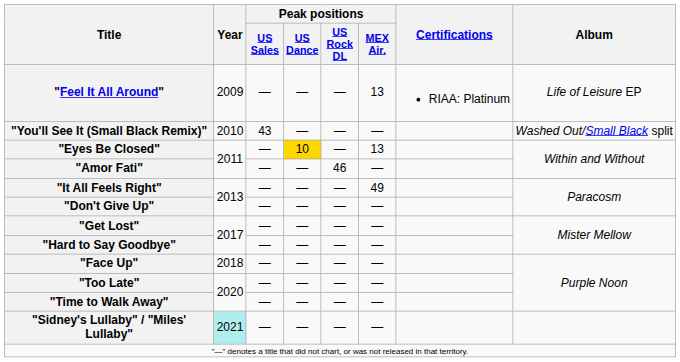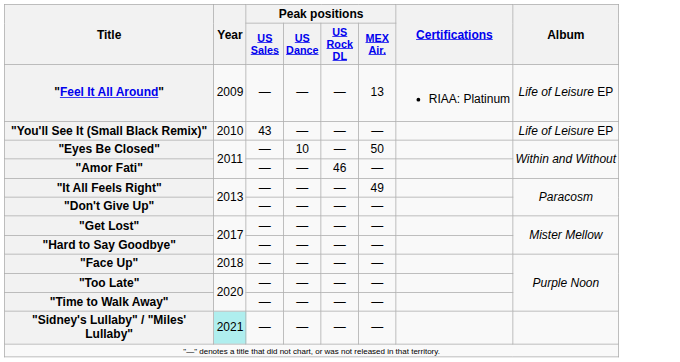(594, 130) Washed Out/Small Black split -> (566, 130) Life of Leisure EP
(302, 149) gold background -> (302, 149) no background
(377, 149) 13 -> (377, 149) 50
